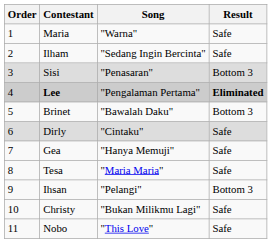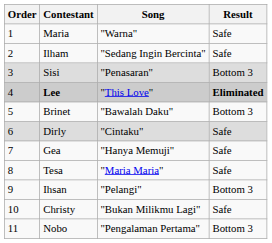(150, 92) "Pengalaman Pertama" -> (127, 92) "This Love"
(127, 229) "This Love" -> (150, 229) "Pengalaman Pertama"
(222, 229) Safe -> (233, 229) Bottom 3
